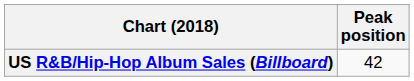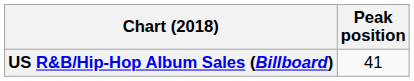(373, 62) 42 -> (373, 62) 41
